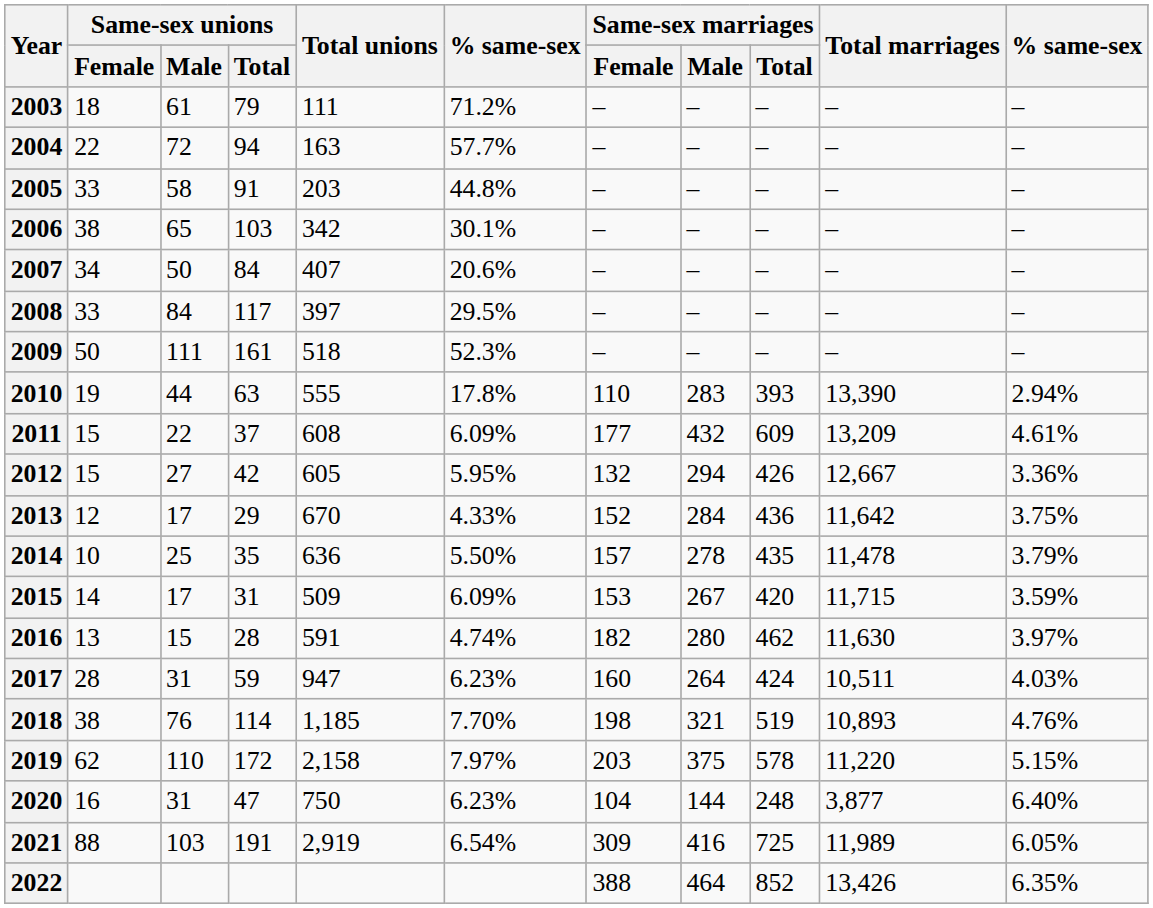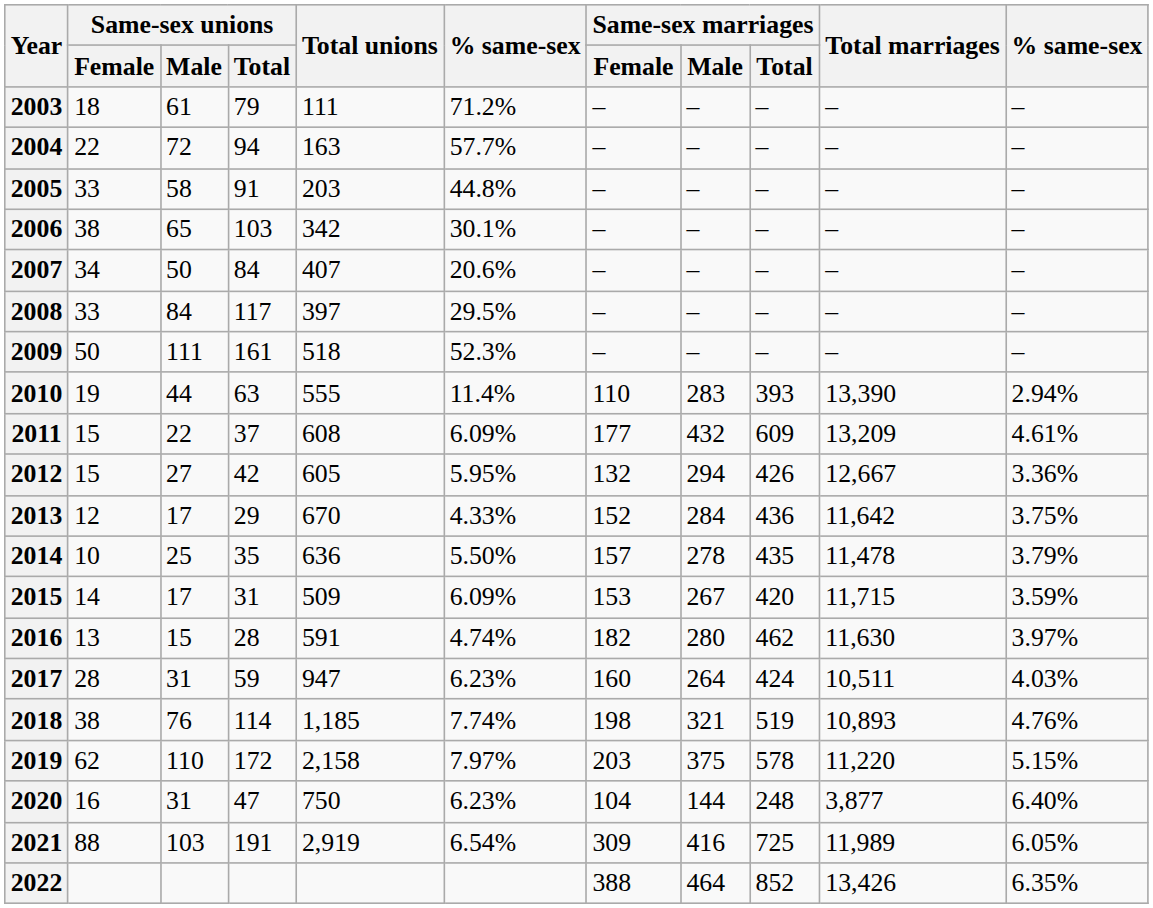(483, 392) 17.8% -> (482, 392) 11.4%
(483, 719) 7.70% -> (483, 719) 7.74%
